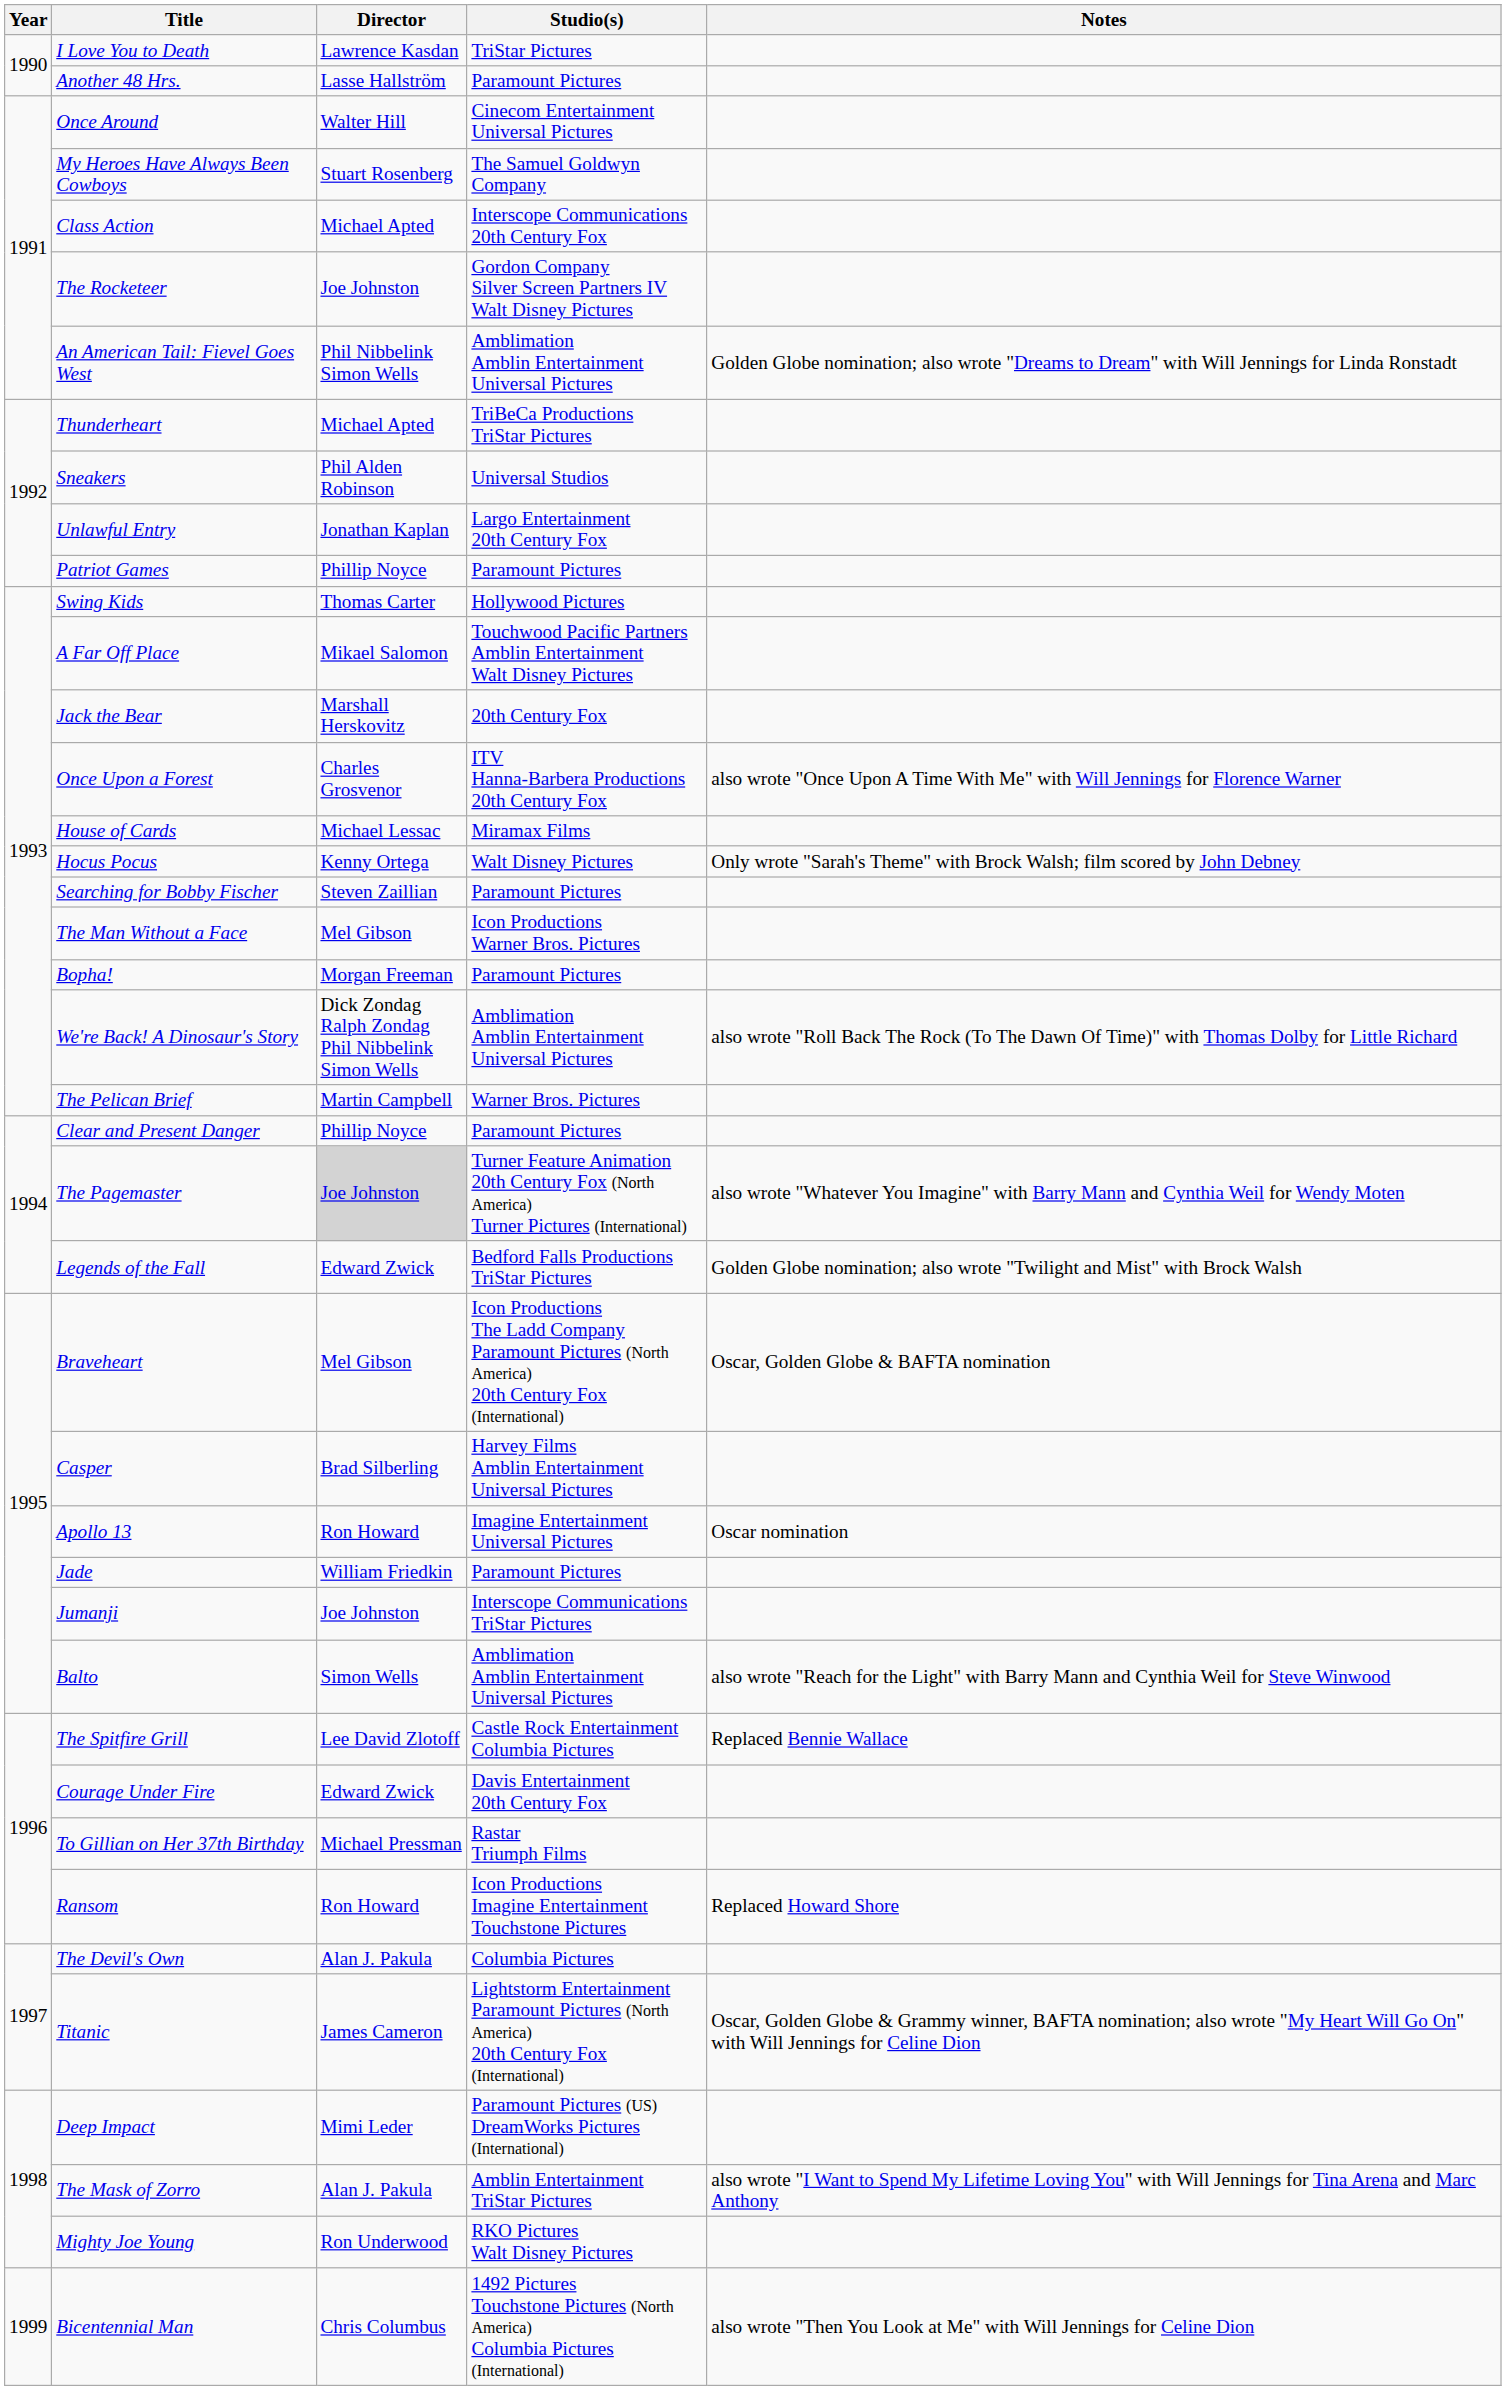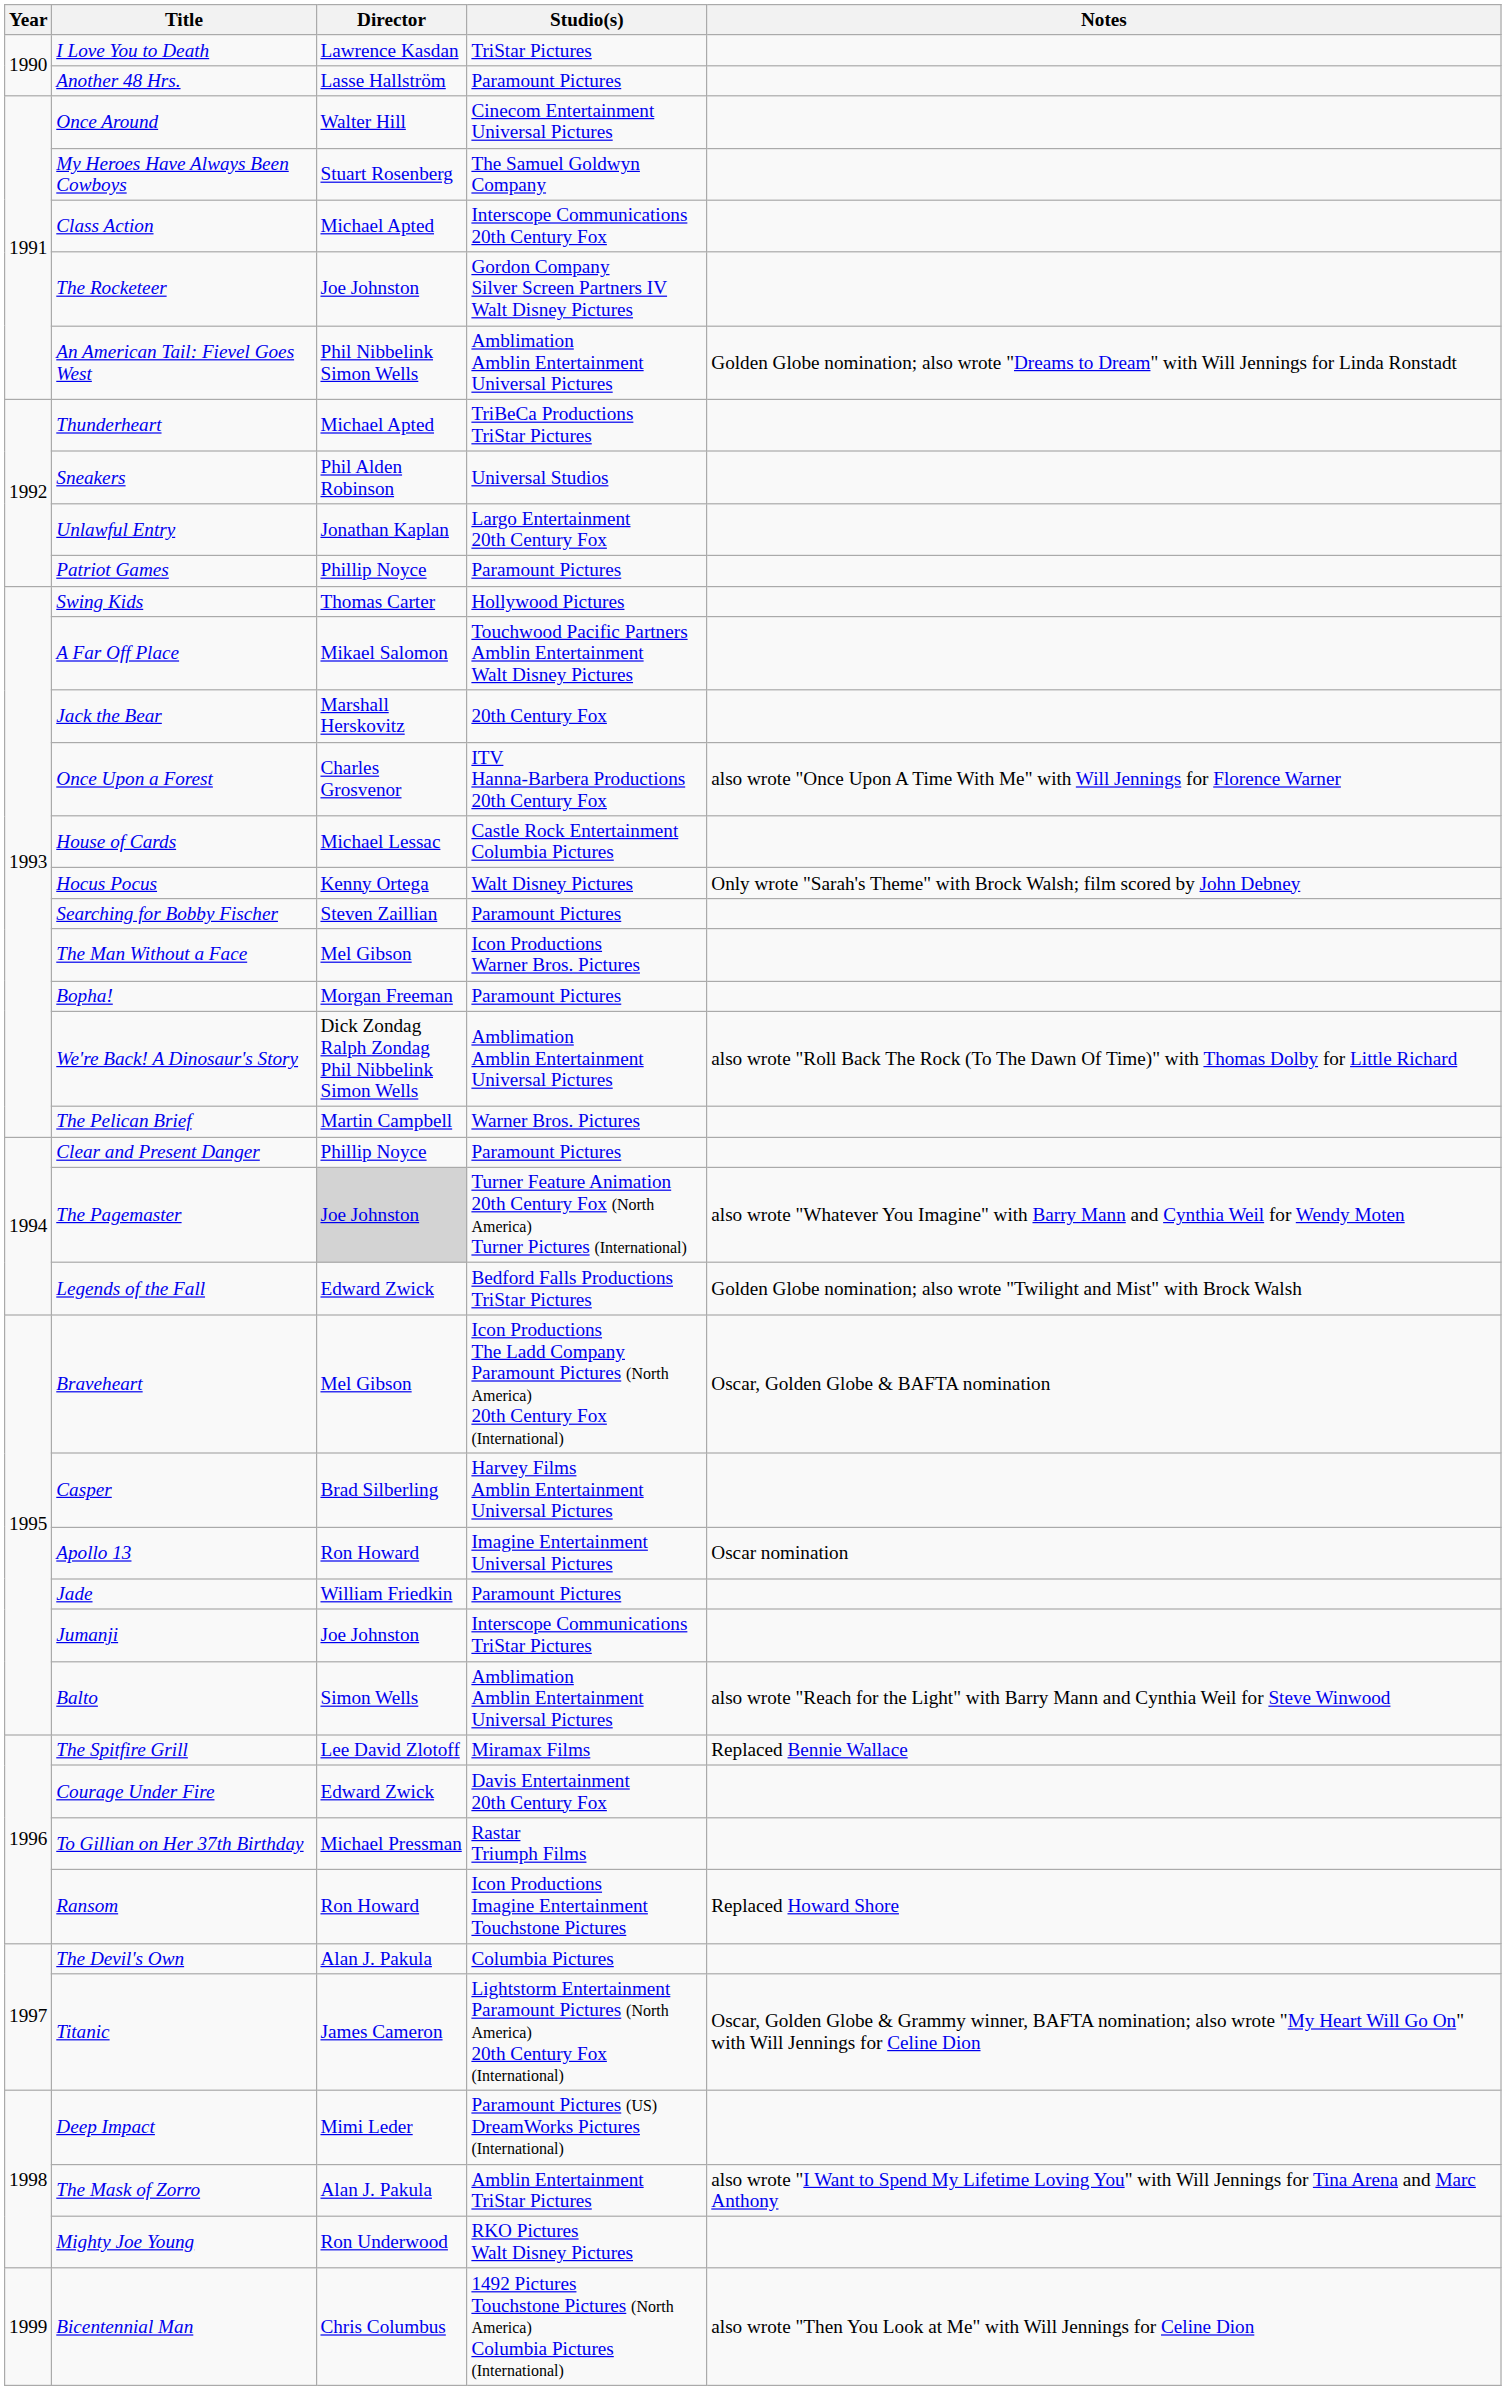(531, 830) Miramax Films -> (575, 841) Castle Rock Entertainment Columbia Pictures
(575, 1739) Castle Rock Entertainment Columbia Pictures -> (531, 1750) Miramax Films
